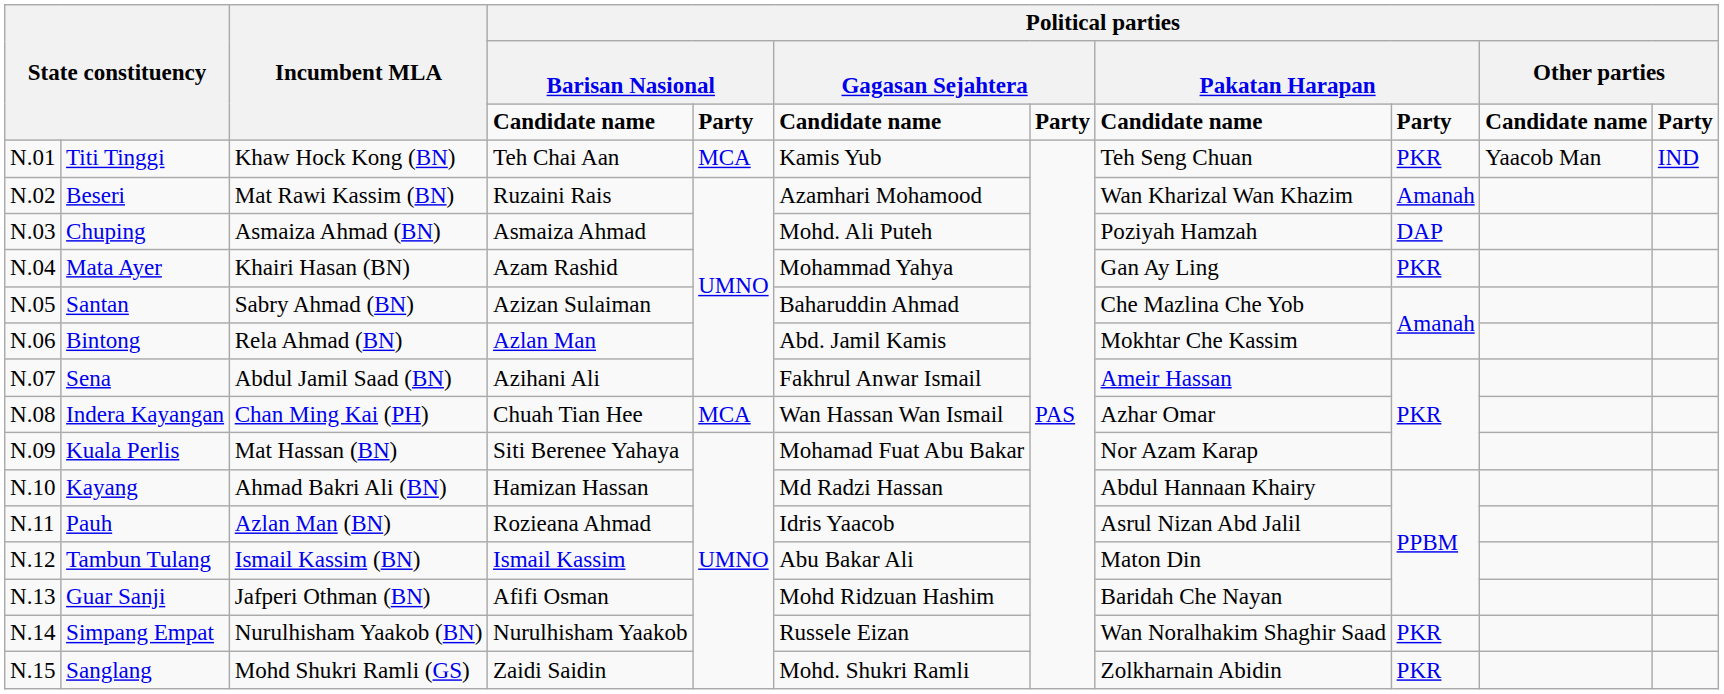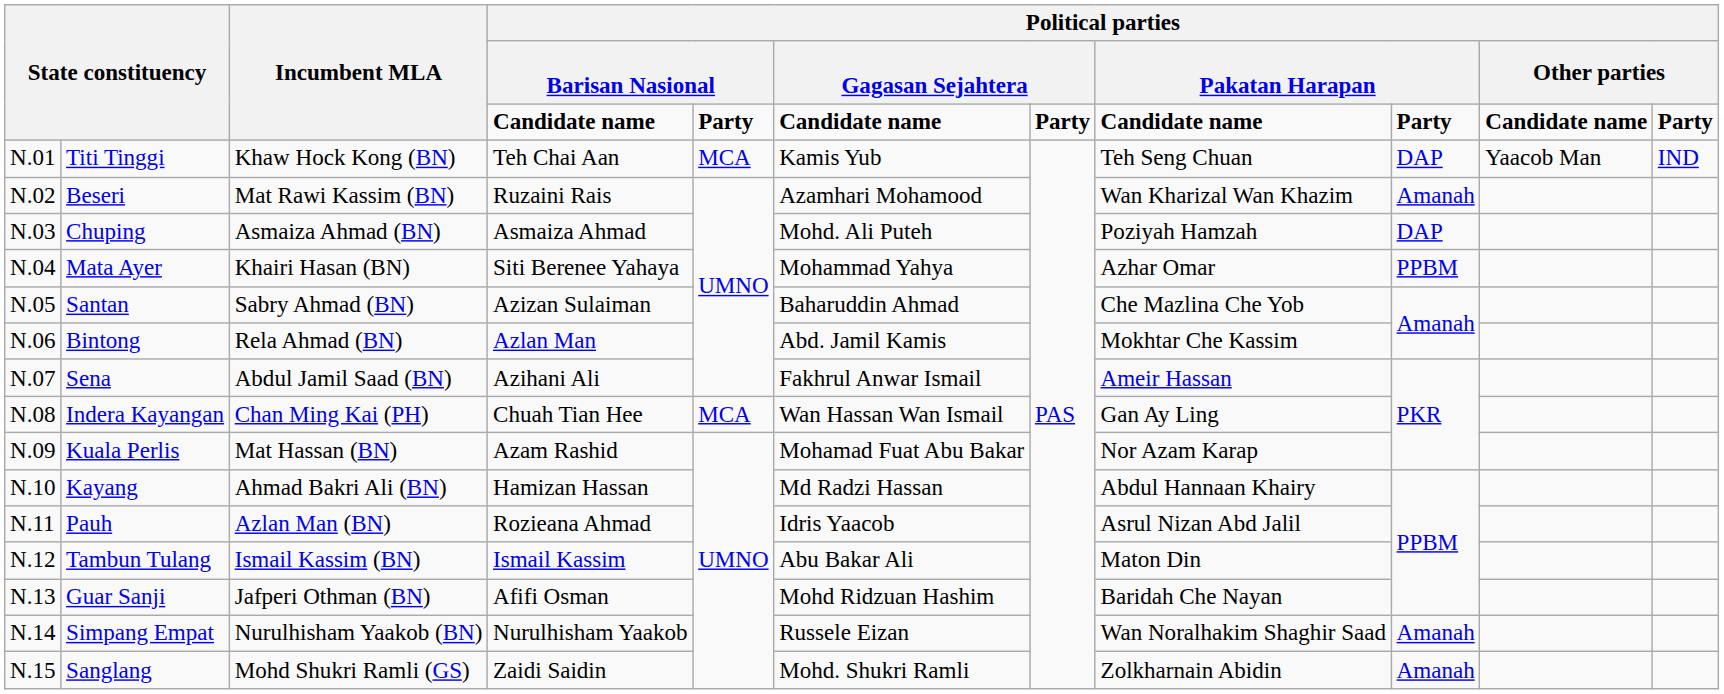(1419, 158) PKR -> (1420, 158) DAP
(555, 267) Azam Rashid -> (586, 267) Siti Berenee Yahaya
(1160, 267) Gan Ay Ling -> (1158, 267) Azhar Omar
(1419, 267) PKR -> (1427, 267) PPBM
(1158, 414) Azhar Omar -> (1160, 414) Gan Ay Ling
(586, 450) Siti Berenee Yahaya -> (555, 450) Azam Rashid
(1419, 633) PKR -> (1436, 633) Amanah
(1419, 669) PKR -> (1436, 669) Amanah
